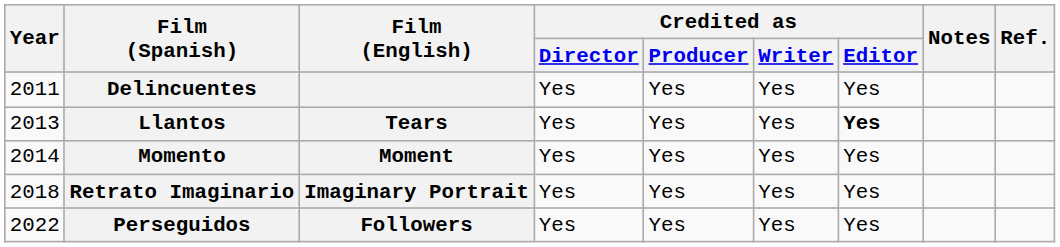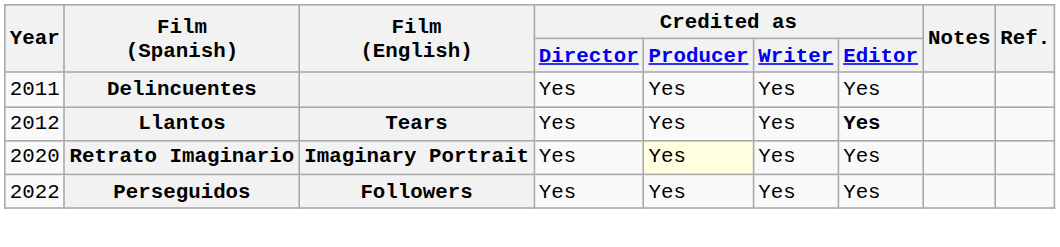(35, 123) 2013 -> (35, 123) 2012
- row: (182, 157)
(35, 191) 2018 -> (35, 157) 2020
(667, 191) no background -> (667, 157) lightyellow background
